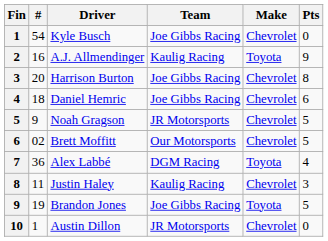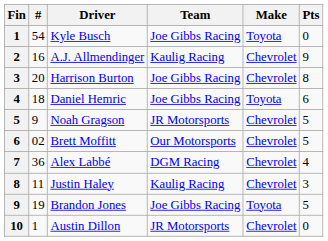(271, 36) Chevrolet -> (264, 36) Toyota
(264, 57) Toyota -> (271, 57) Chevrolet
(271, 99) Chevrolet -> (264, 99) Toyota
(264, 162) Toyota -> (271, 162) Chevrolet
